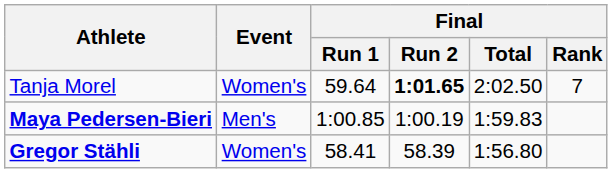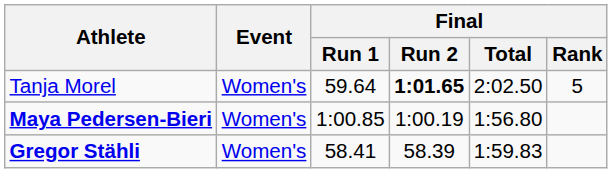(577, 86) 7 -> (577, 86) 5
(249, 119) Men's -> (264, 119) Women's
(508, 119) 1:59.83 -> (508, 119) 1:56.80
(508, 152) 1:56.80 -> (508, 152) 1:59.83
